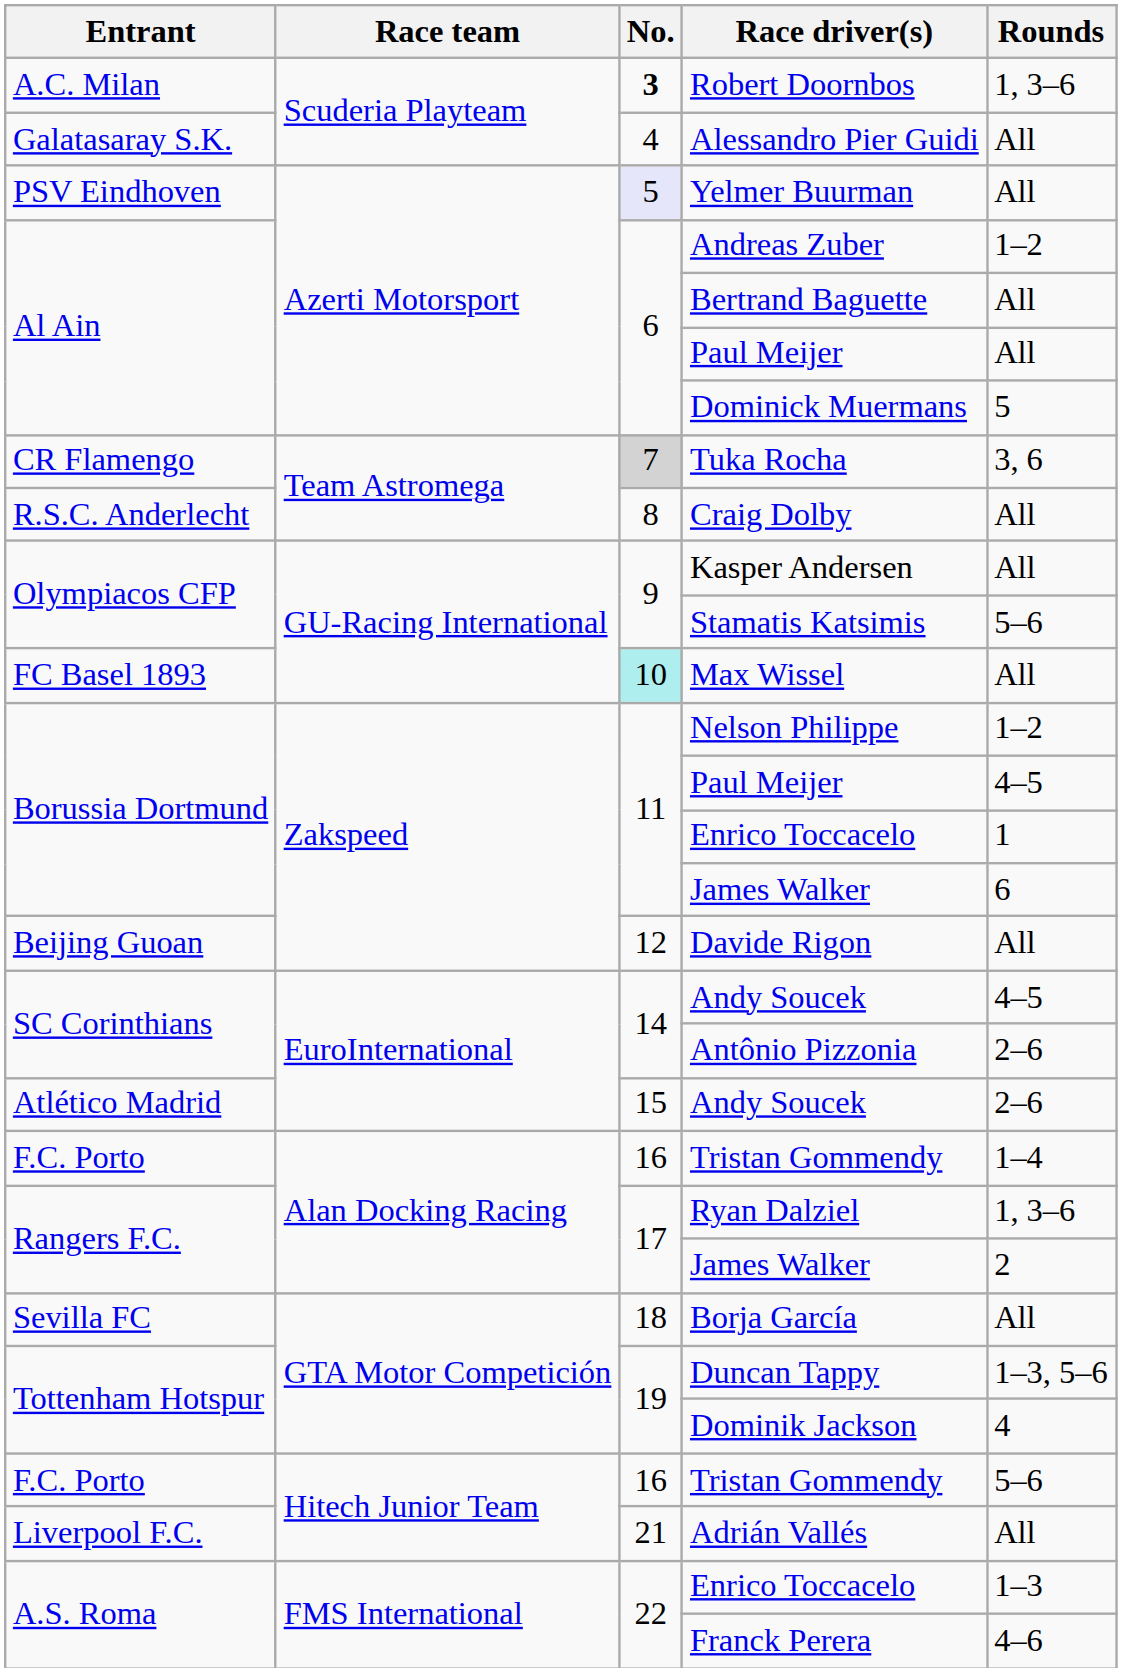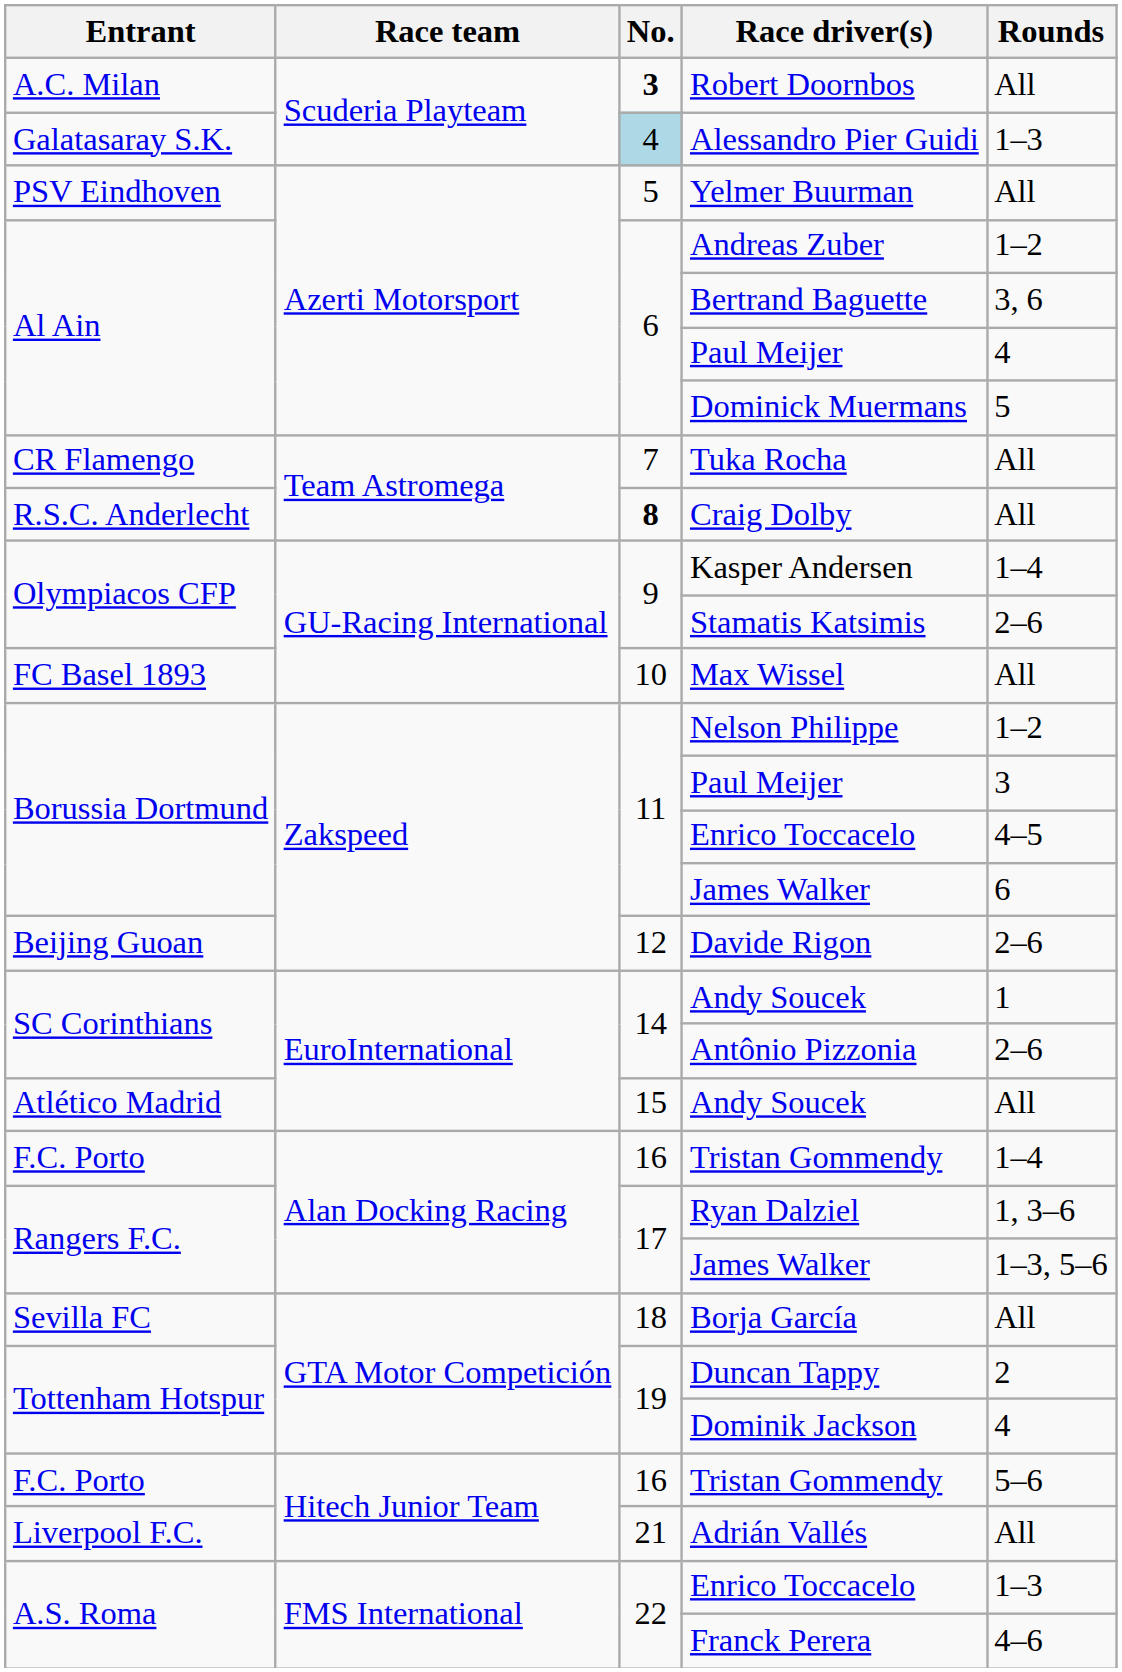(1035, 84) 1, 3–6 -> (1015, 84) All
(651, 138) no background -> (651, 138) lightblue background
(1015, 138) All -> (1018, 138) 1–3
(651, 191) lavender background -> (651, 191) no background
(1015, 299) All -> (1018, 299) 3, 6
(1015, 352) All -> (1002, 352) 4
(651, 459) lightgrey background -> (651, 459) no background
(1018, 459) 3, 6 -> (1015, 459) All
(651, 513) normal -> (651, 513) bold
(1015, 567) All -> (1018, 567) 1–4
(1018, 620) 5–6 -> (1018, 620) 2–6
(651, 674) paleturquoise background -> (651, 674) no background
(1018, 781) 4–5 -> (1002, 781) 3
(1002, 835) 1 -> (1018, 835) 4–5
(1015, 942) All -> (1018, 942) 2–6
(1018, 996) 4–5 -> (1002, 996) 1
(1018, 1103) 2–6 -> (1015, 1103) All
(1002, 1264) 2 -> (1051, 1264) 1–3, 5–6
(1051, 1371) 1–3, 5–6 -> (1002, 1371) 2
